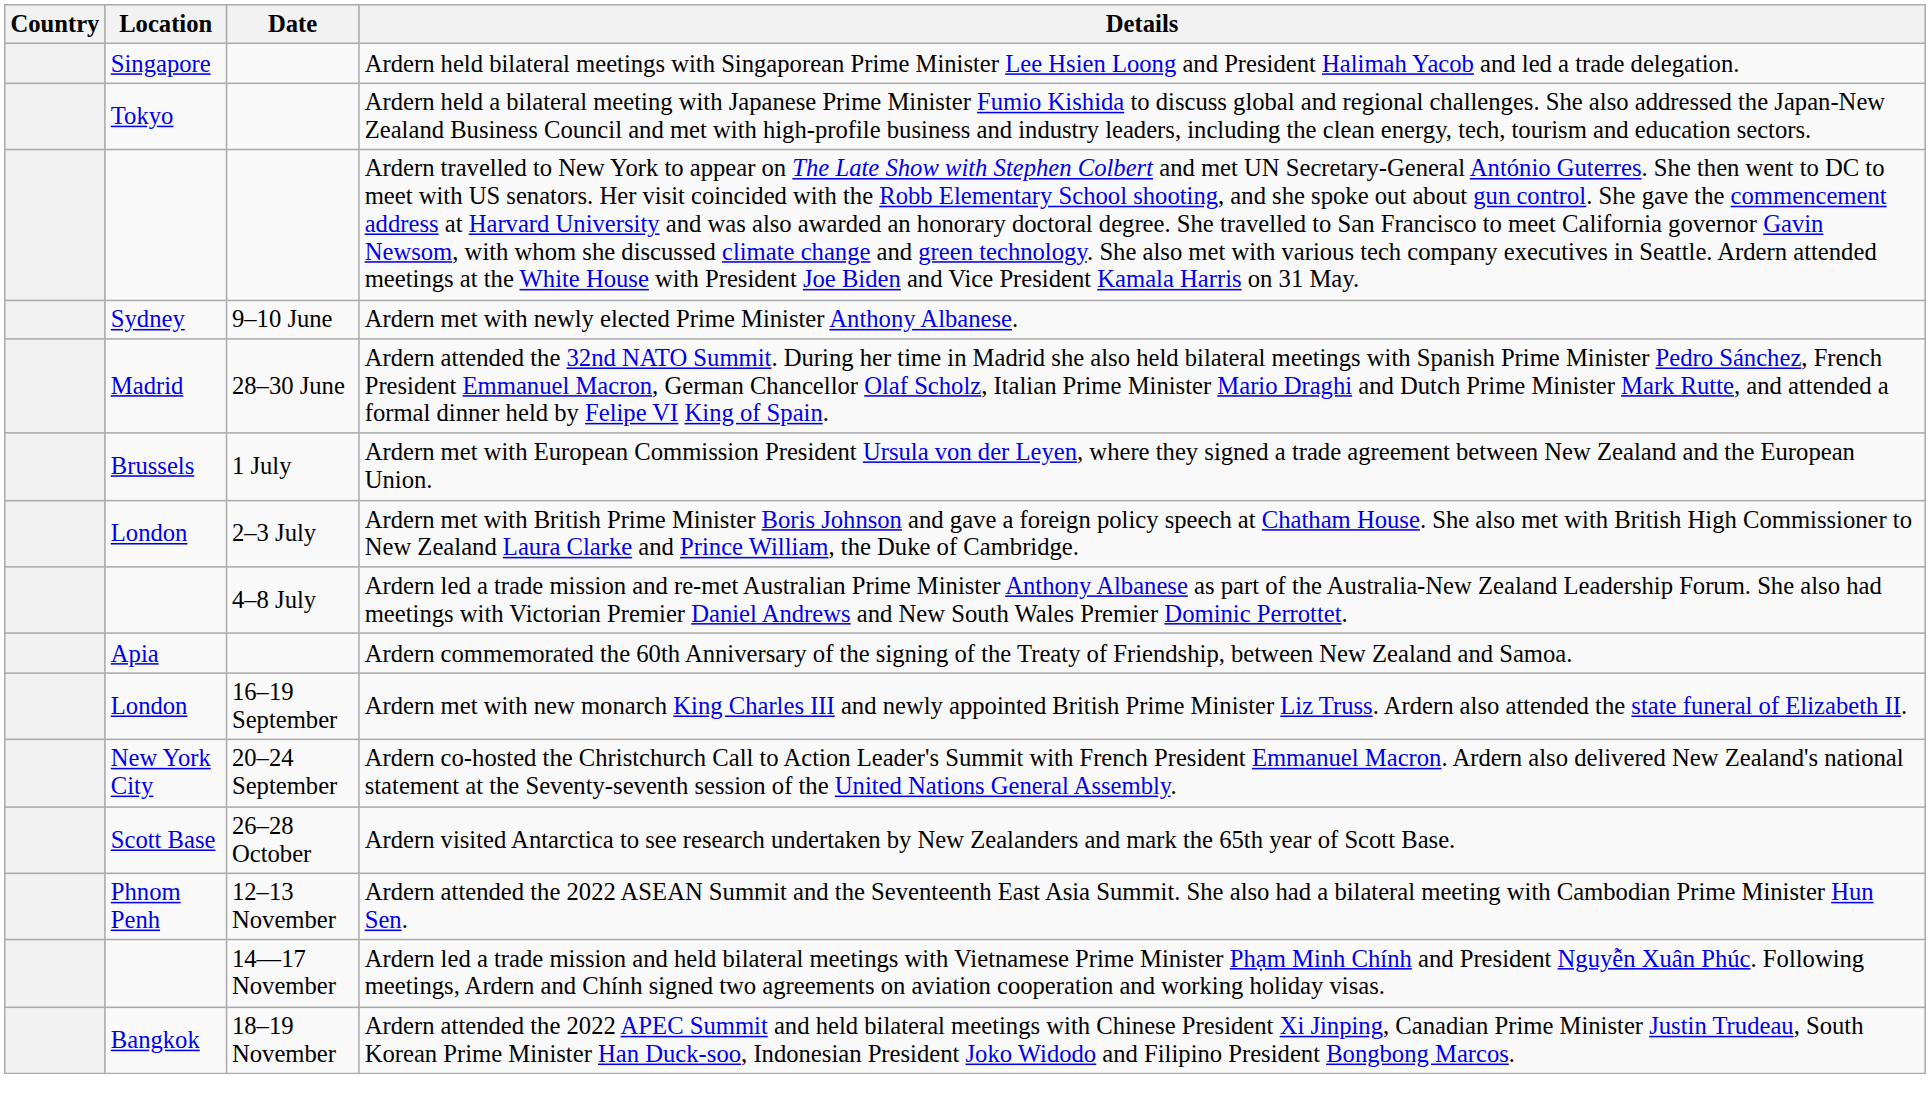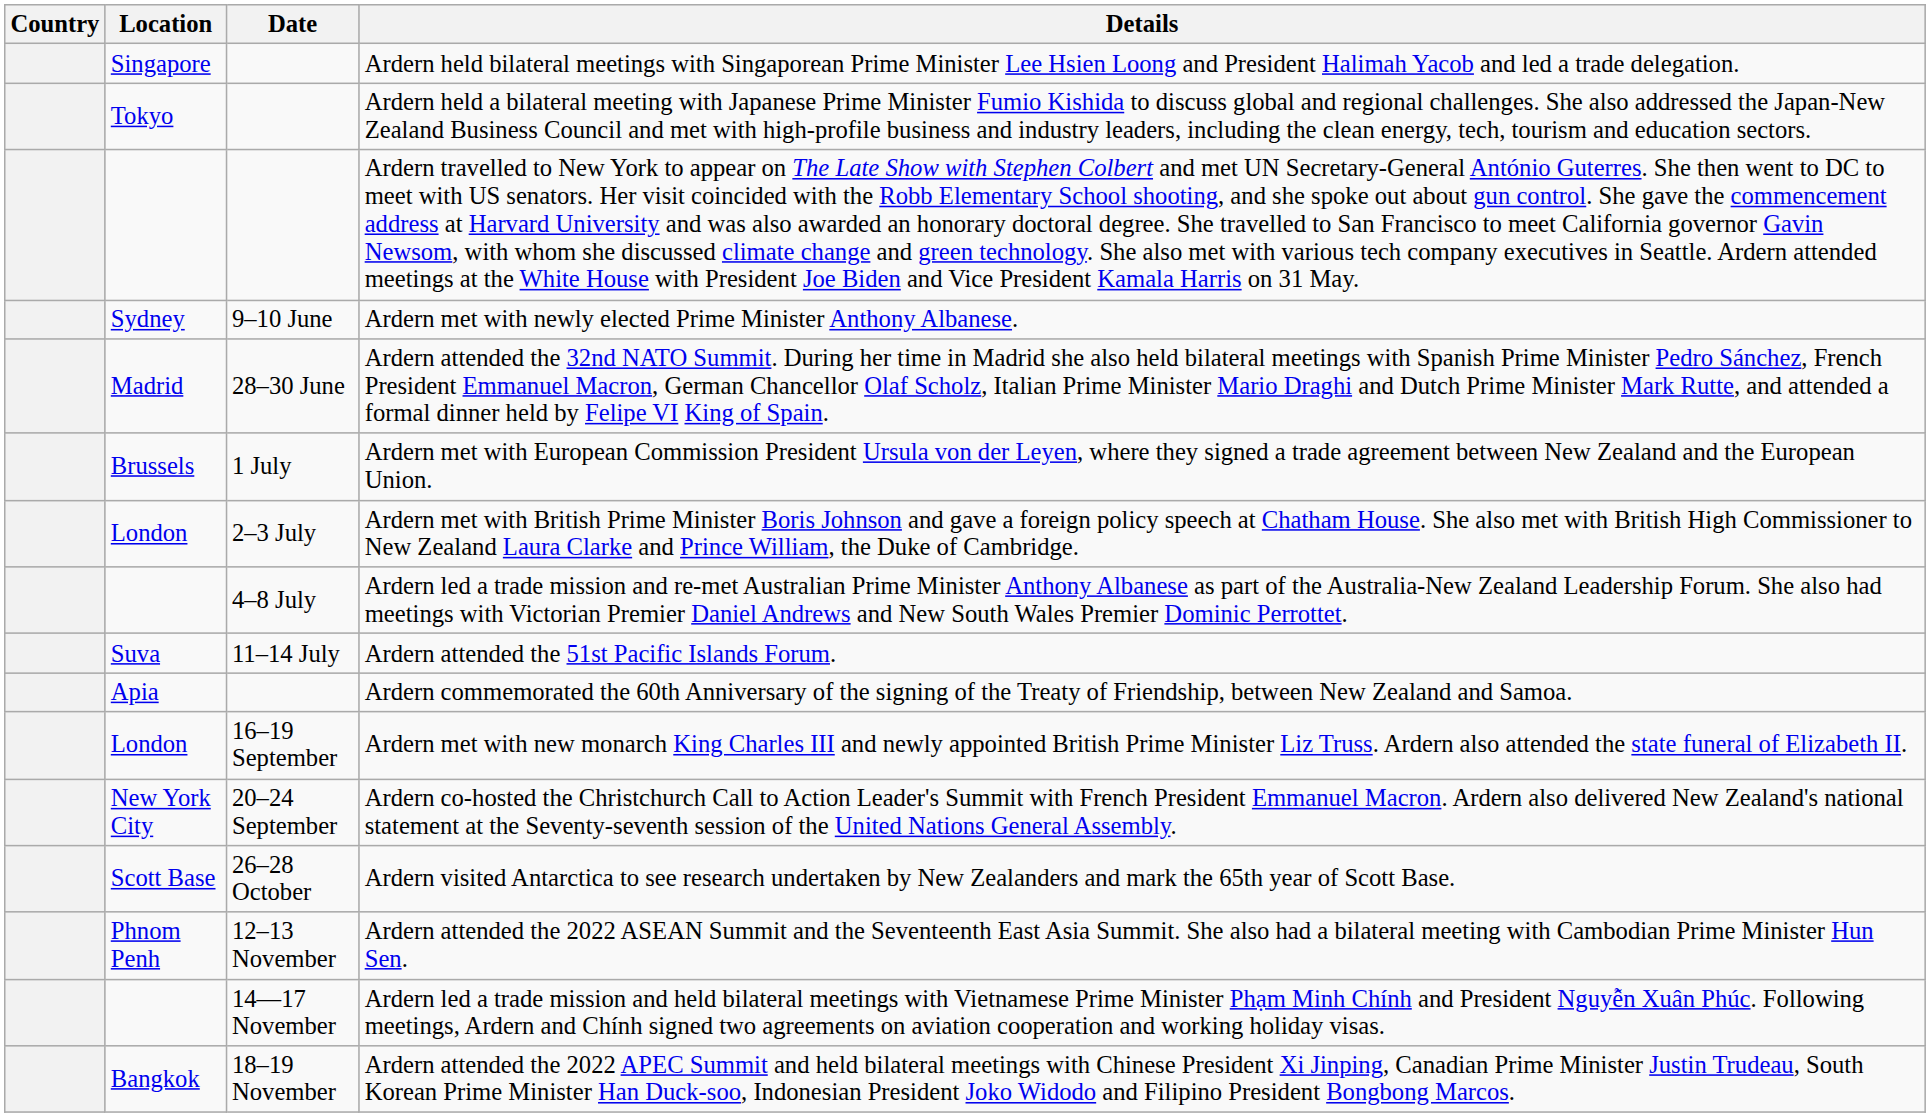+ row: (600, 652)
